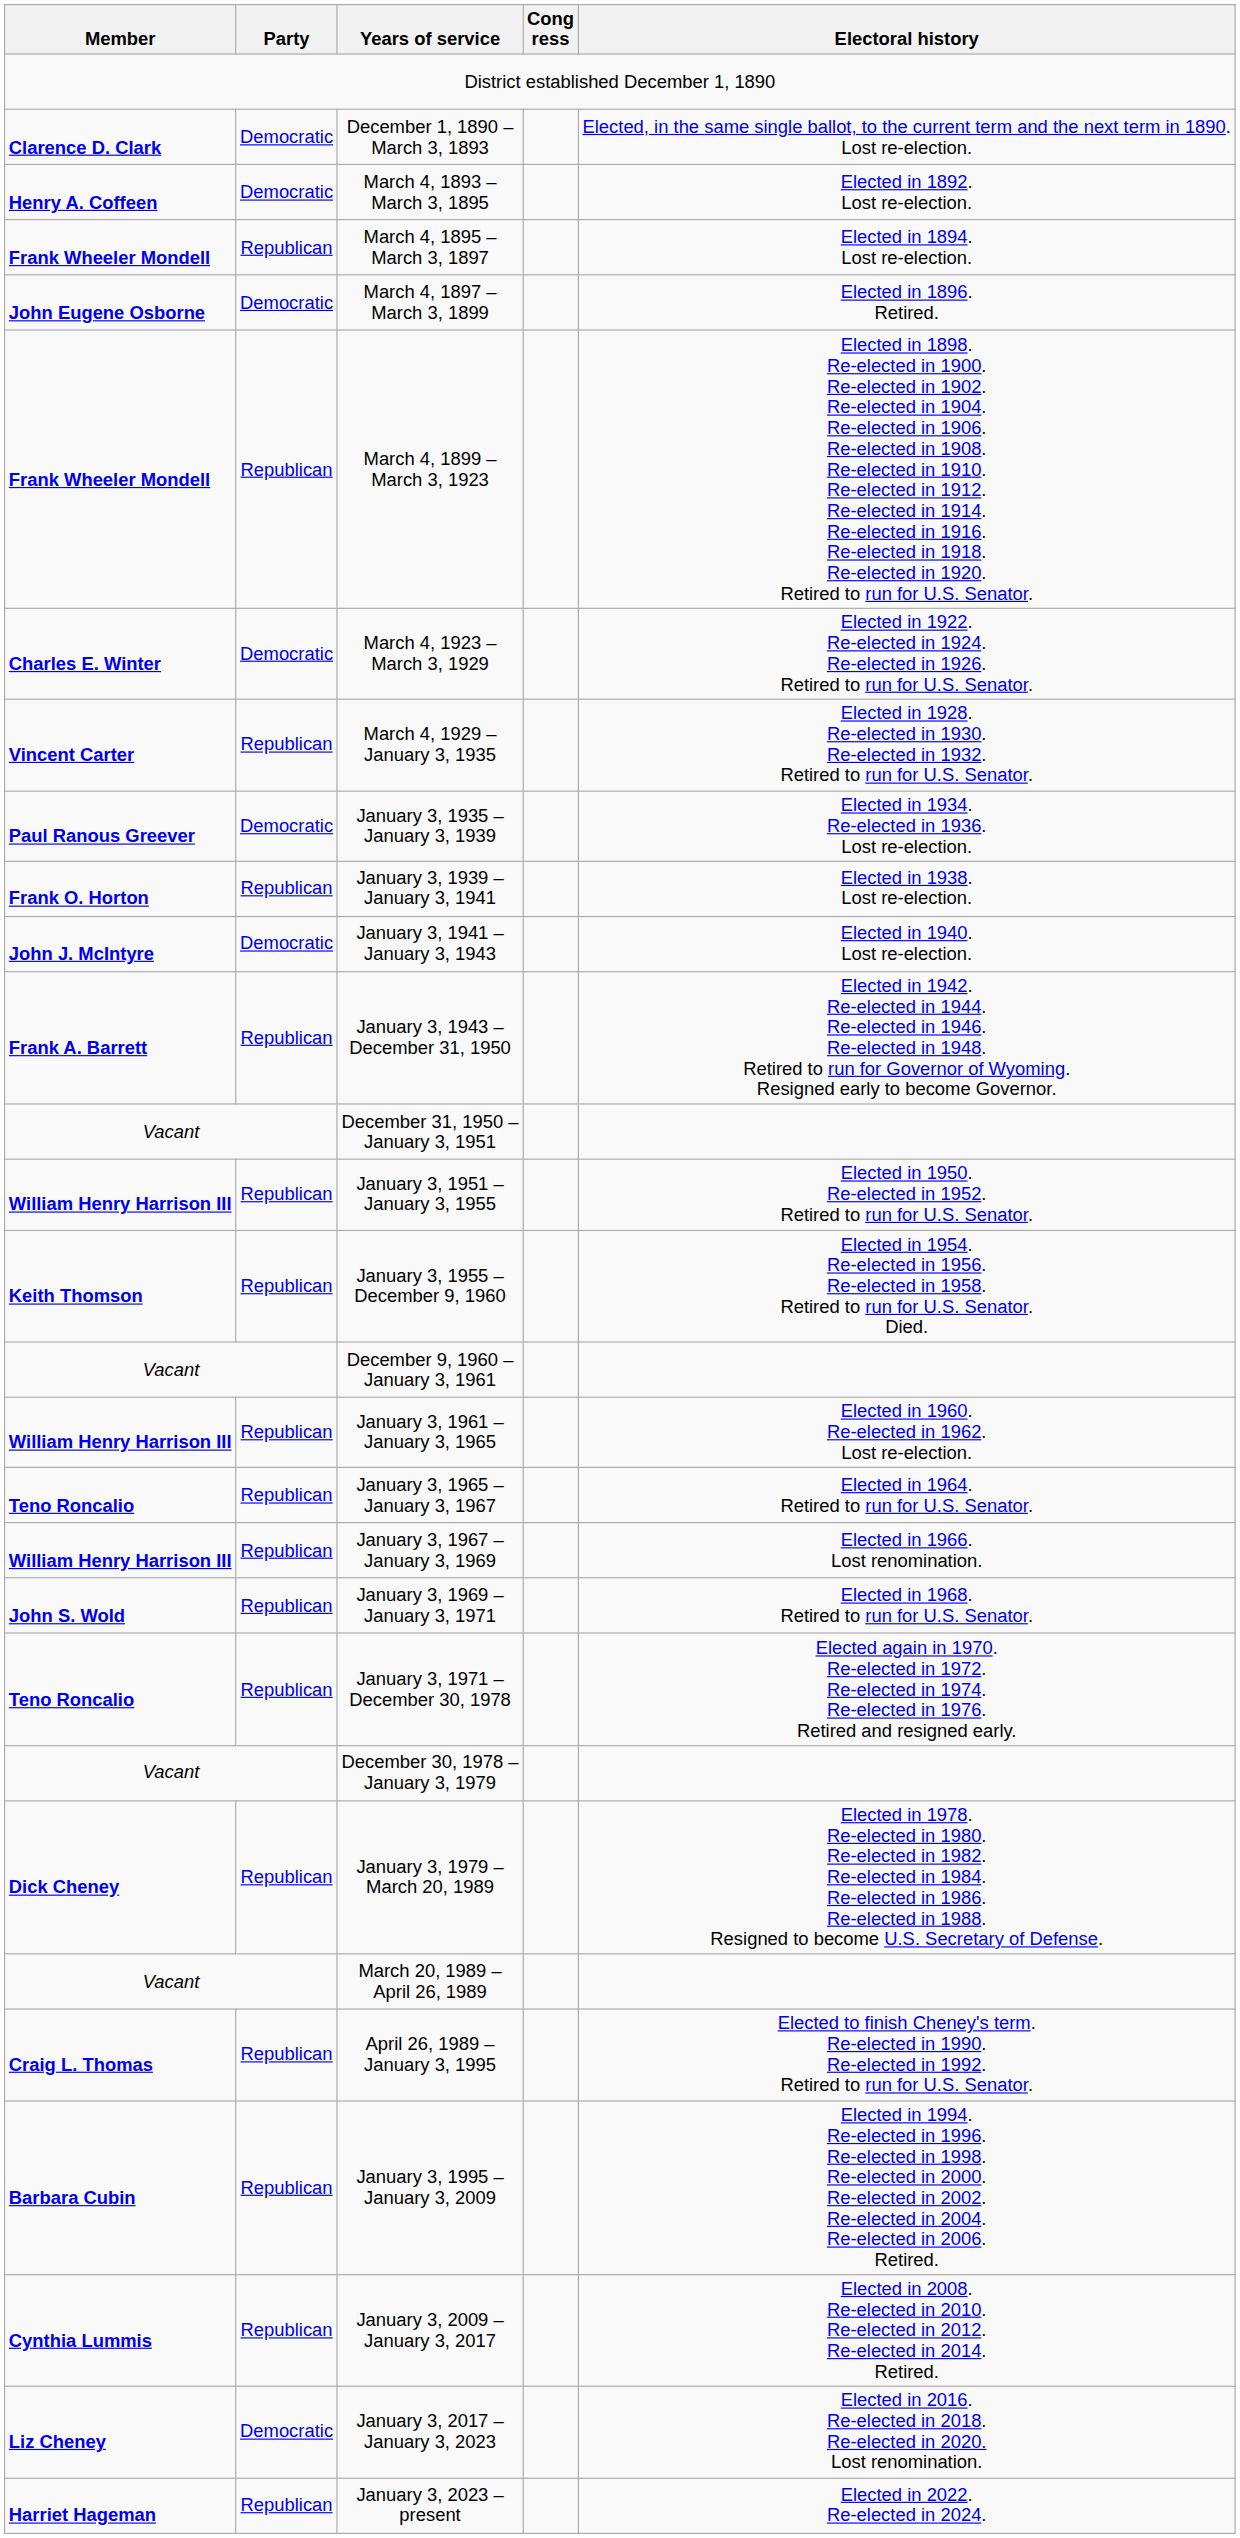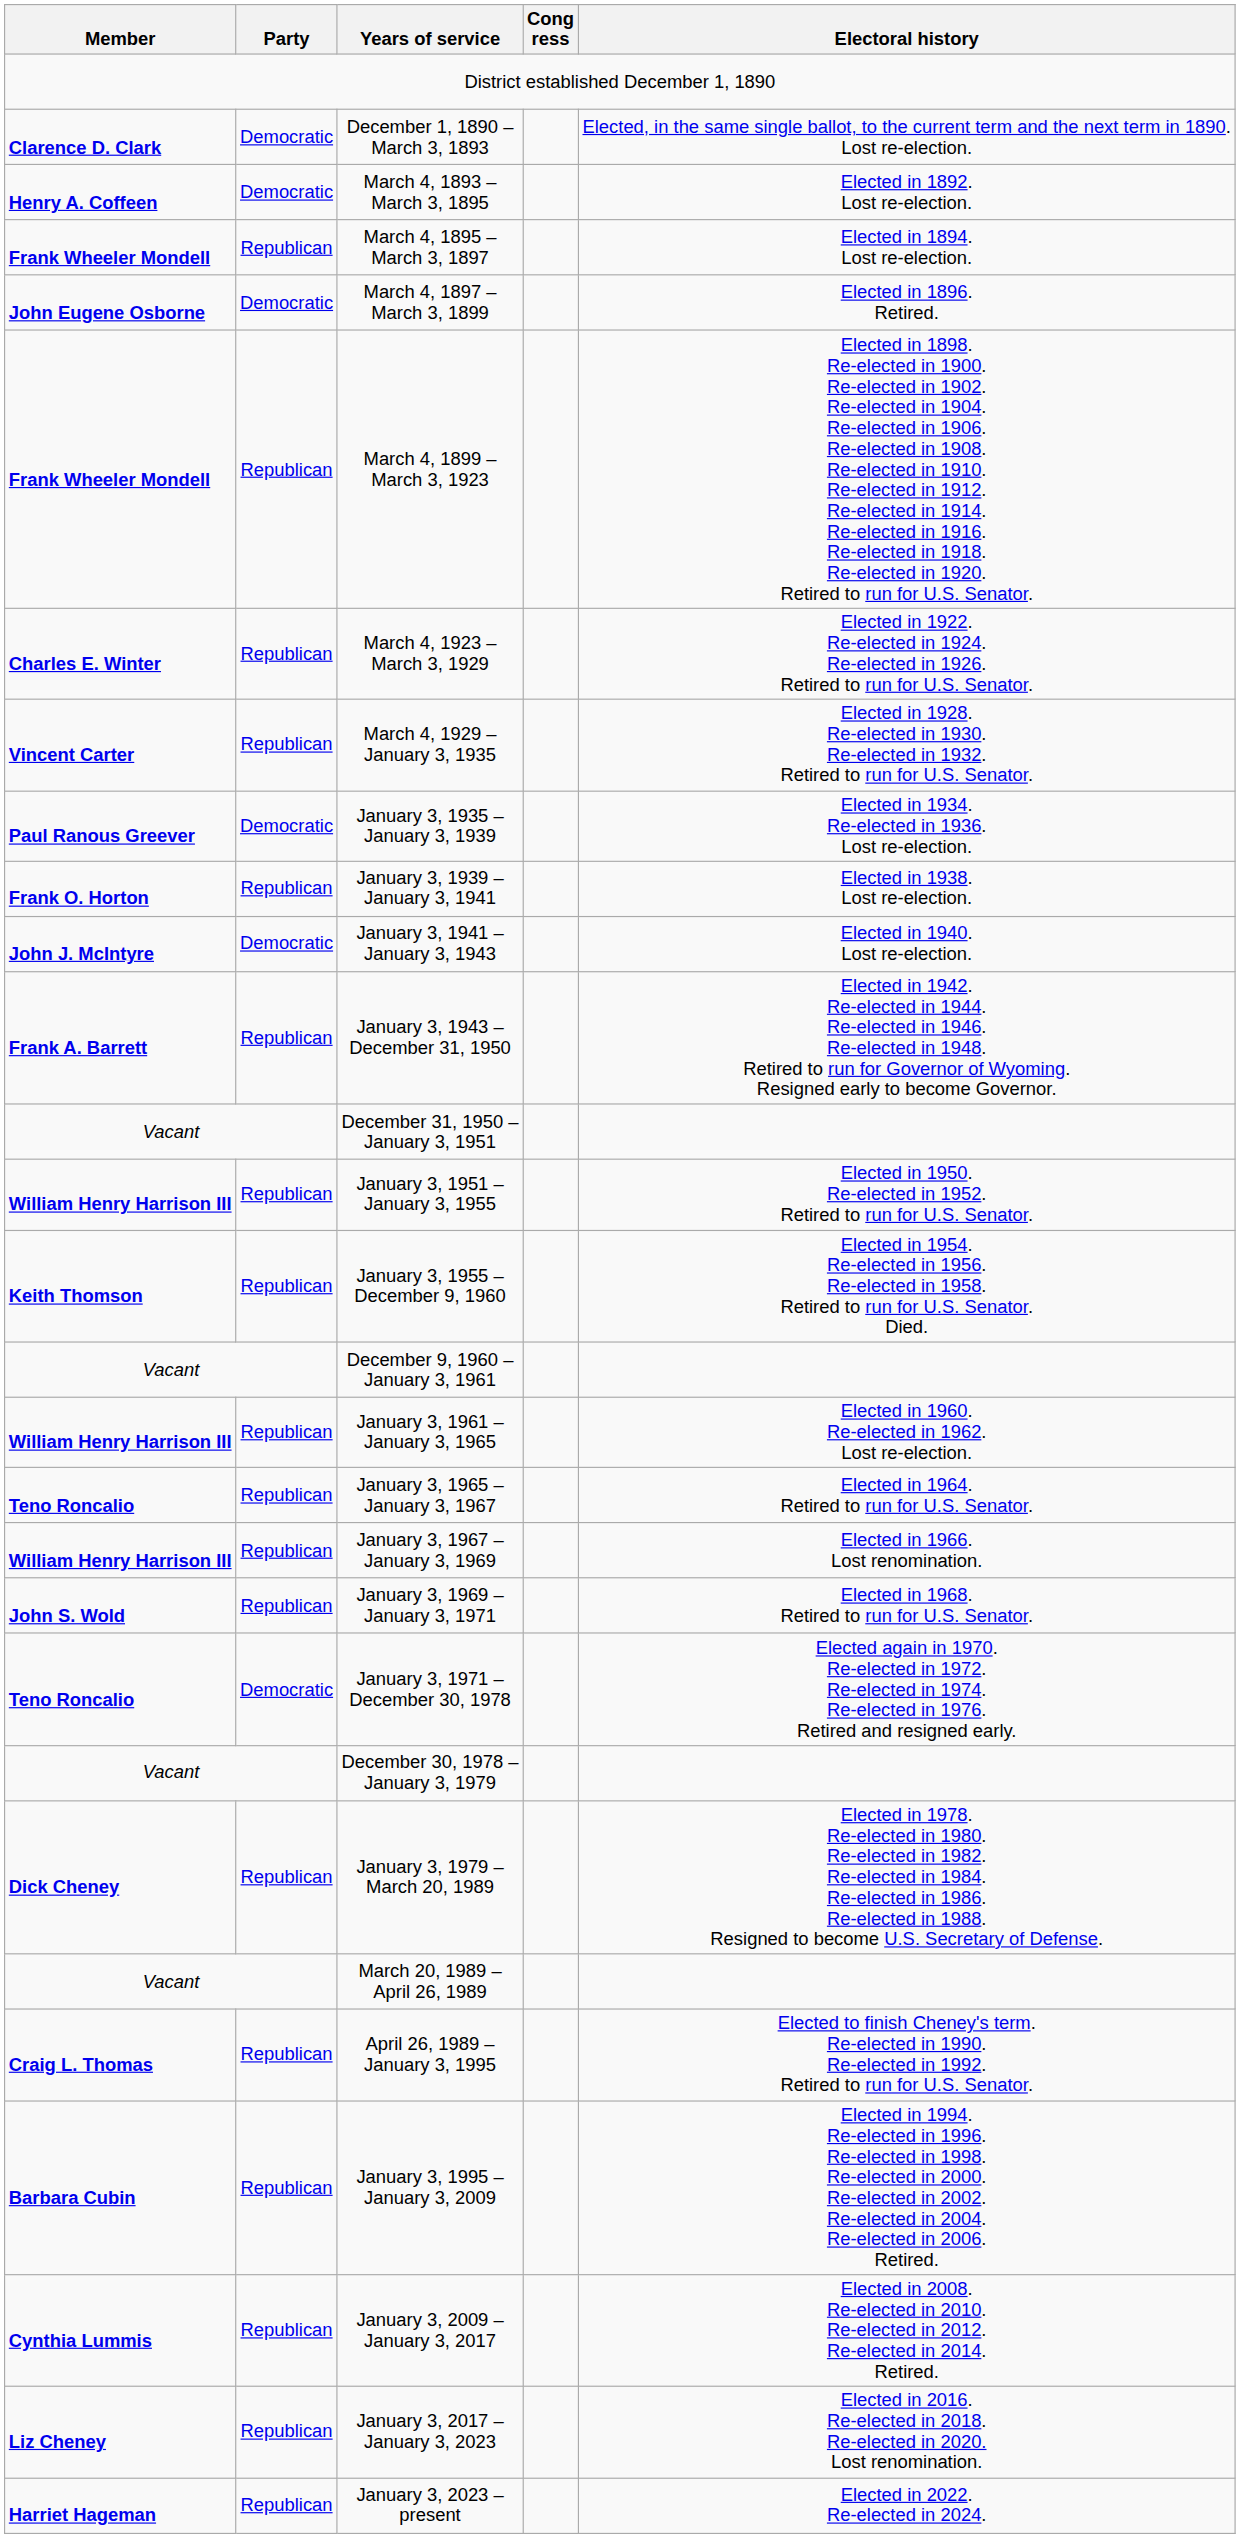(287, 653) Democratic -> (287, 653) Republican
(287, 1689) Republican -> (287, 1689) Democratic
(287, 2432) Democratic -> (287, 2432) Republican
